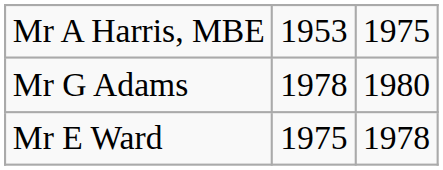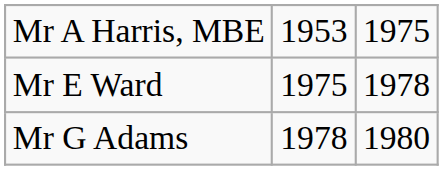rows swapped: (88, 137) <-> (101, 84)
